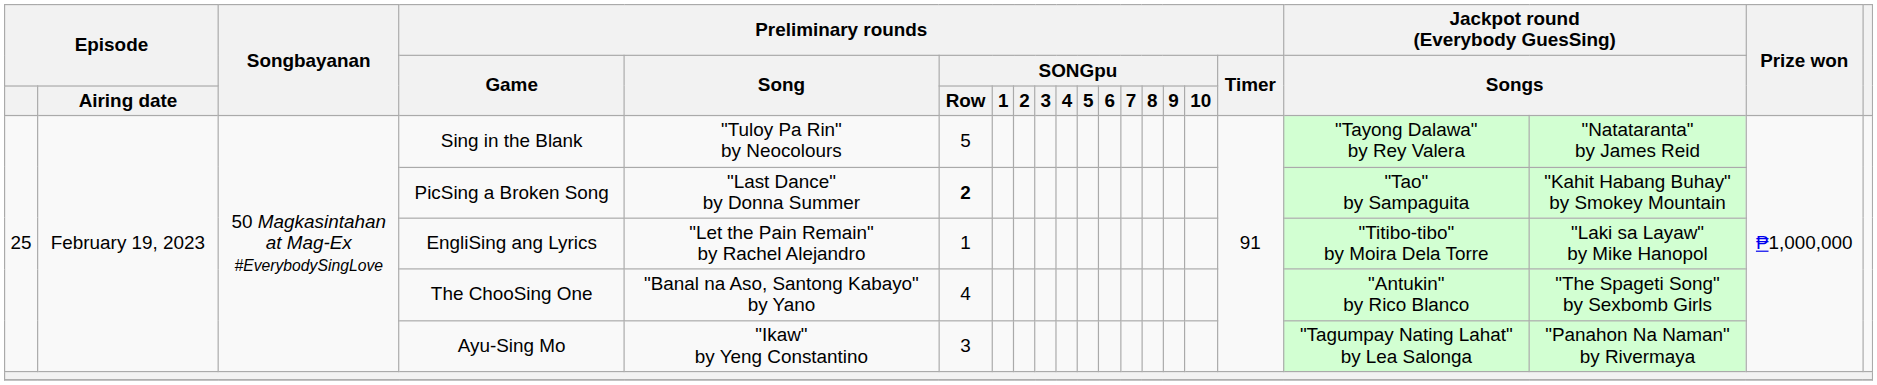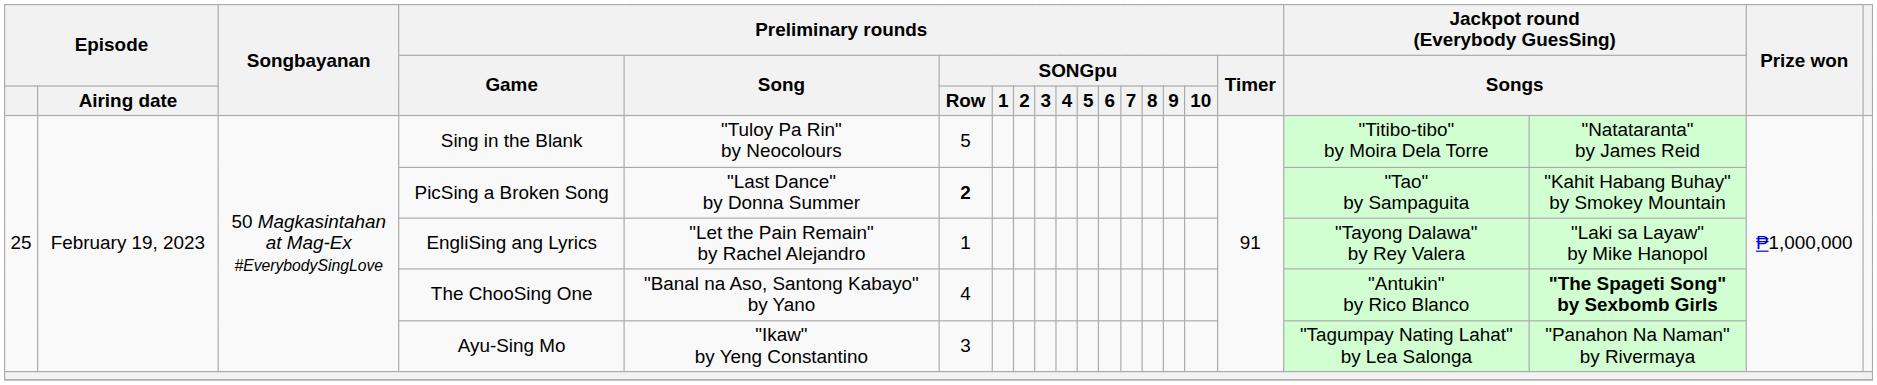(1406, 141) "Tayong Dalawa" by Rey Valera -> (1406, 141) "Titibo-tibo" by Moira Dela Torre
(1406, 243) "Titibo-tibo" by Moira Dela Torre -> (1406, 243) "Tayong Dalawa" by Rey Valera
(1637, 294) normal -> (1637, 294) bold
